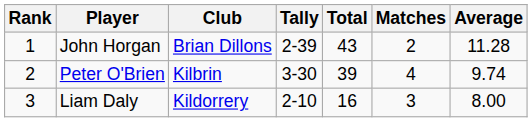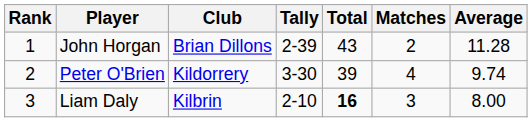(197, 74) Kilbrin -> (211, 74) Kildorrery
(211, 102) Kildorrery -> (197, 102) Kilbrin
(347, 102) normal -> (347, 102) bold
